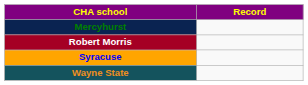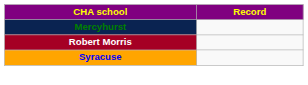- row: (100, 73)
